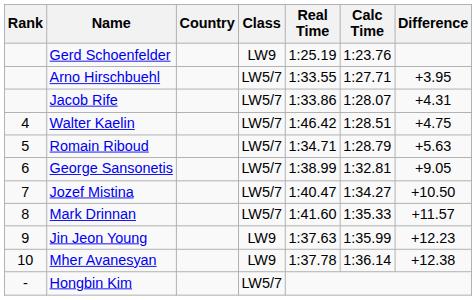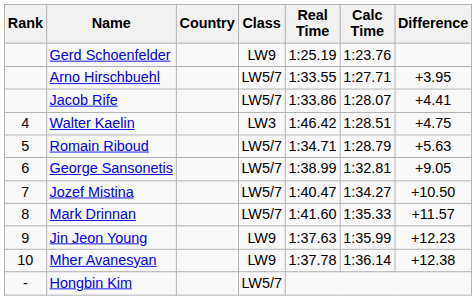(433, 100) +4.31 -> (433, 100) +4.41
(262, 123) LW5/7 -> (262, 123) LW3
